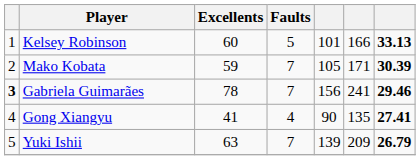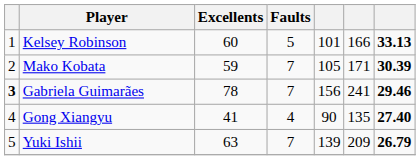(394, 117) 27.41 -> (394, 117) 27.40
